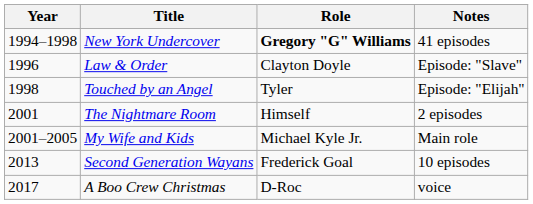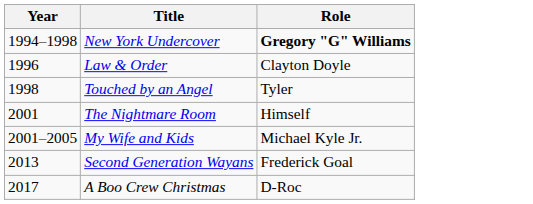- column: (471, 16)
